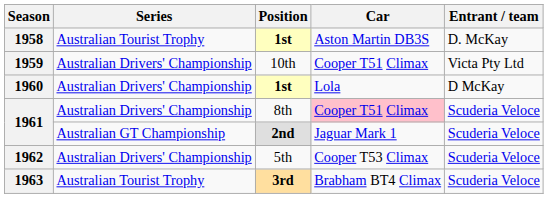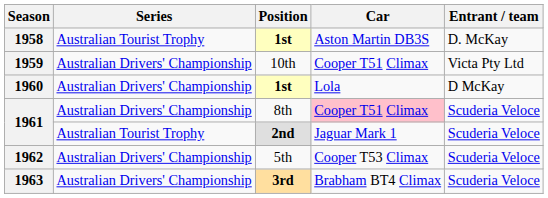(141, 134) Australian GT Championship -> (130, 134) Australian Tourist Trophy
(130, 181) Australian Tourist Trophy -> (154, 181) Australian Drivers' Championship
